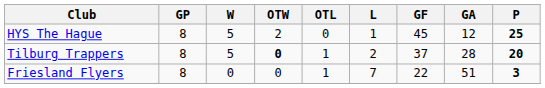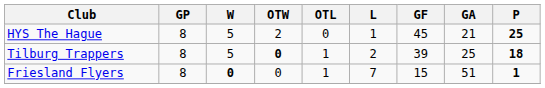(468, 34) 12 -> (468, 34) 21
(421, 54) 37 -> (421, 54) 39
(468, 54) 28 -> (468, 54) 25
(516, 54) 20 -> (516, 54) 18
(230, 73) normal -> (230, 73) bold
(421, 73) 22 -> (421, 73) 15
(516, 73) 3 -> (516, 73) 1
